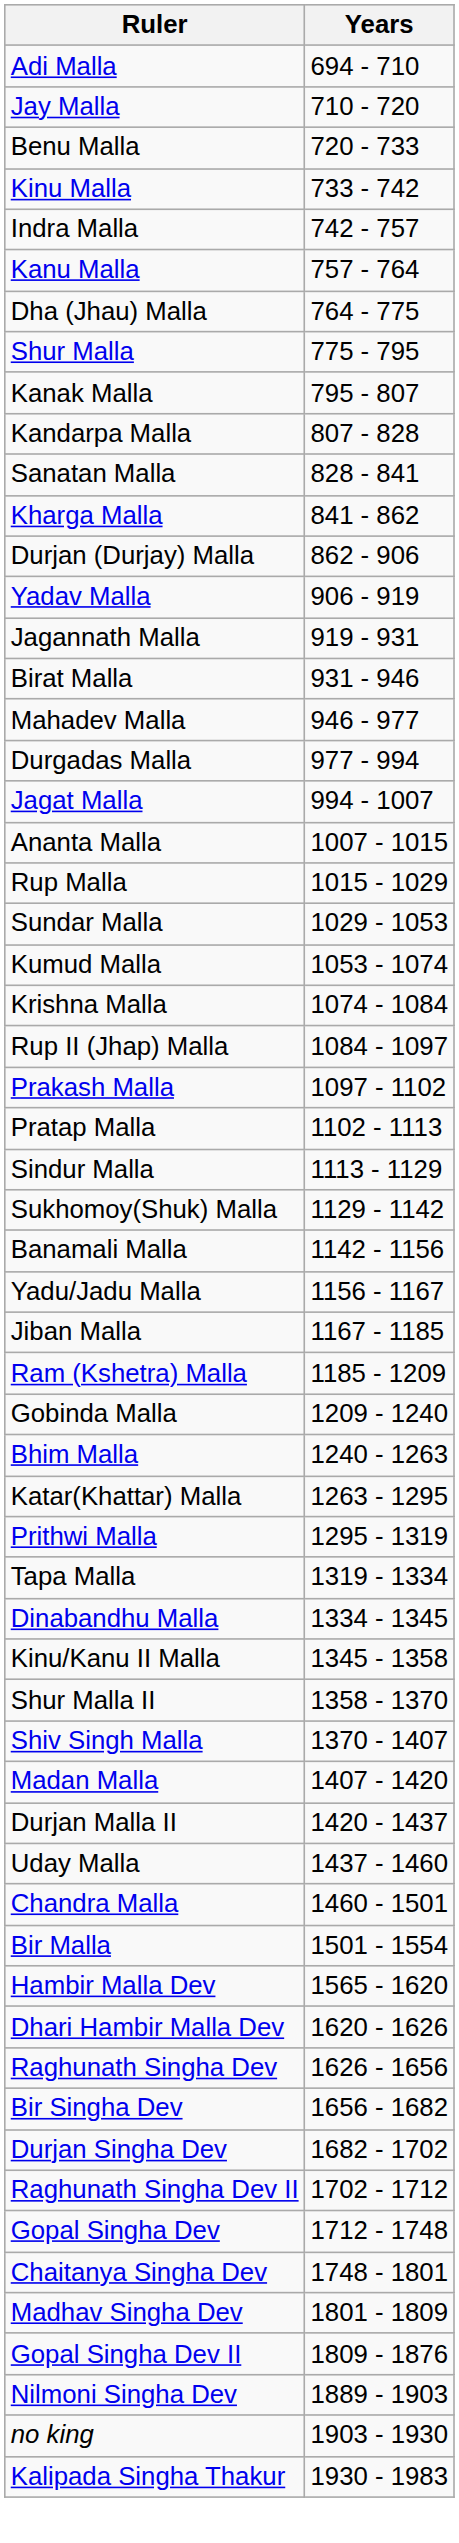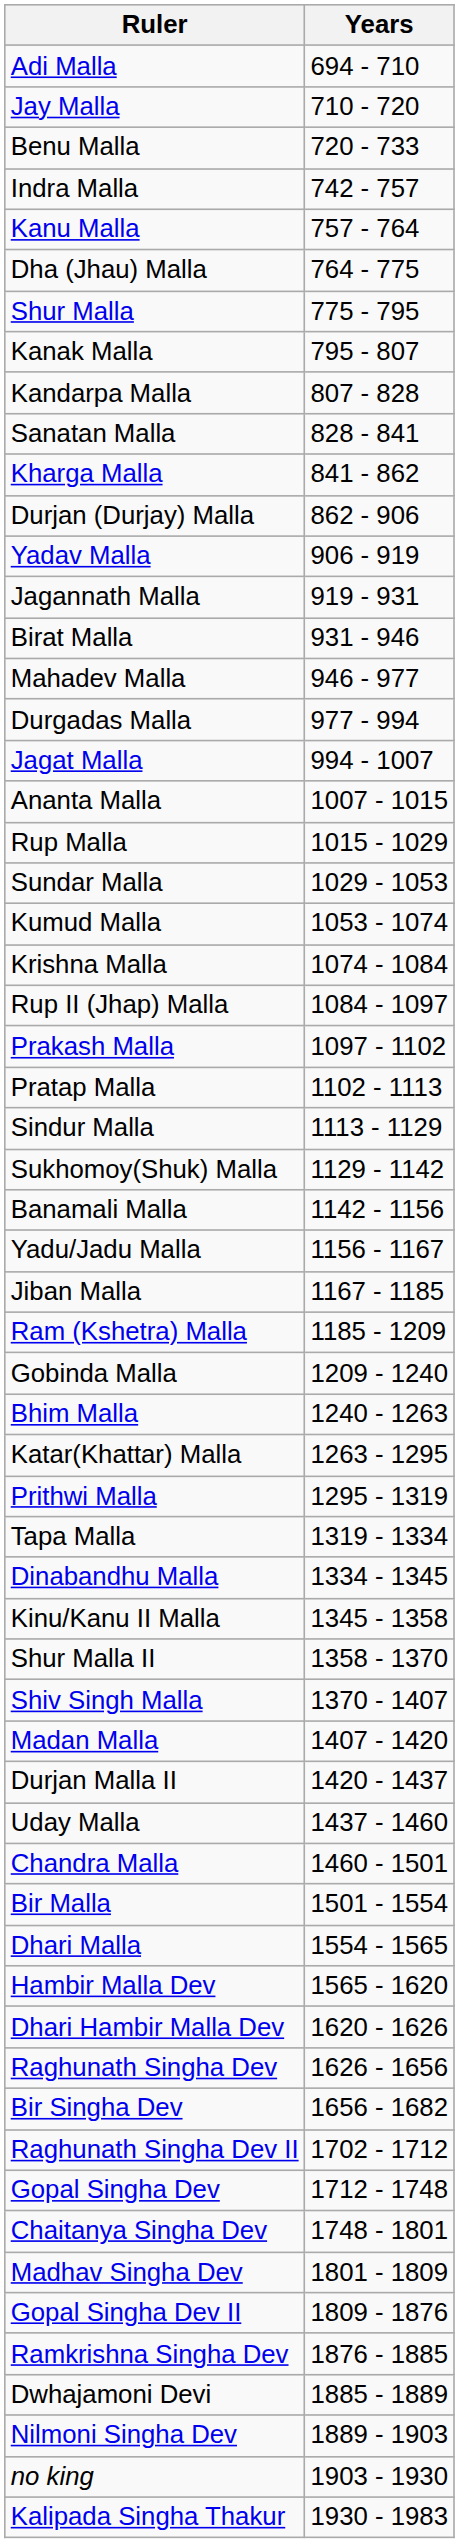- row: (71, 188)
+ row: (76, 1945)
- row: (119, 2149)
+ row: (150, 2353)
+ row: (111, 2394)
